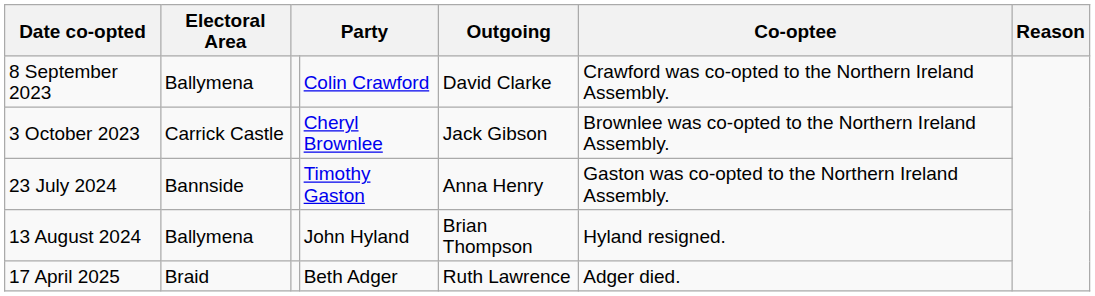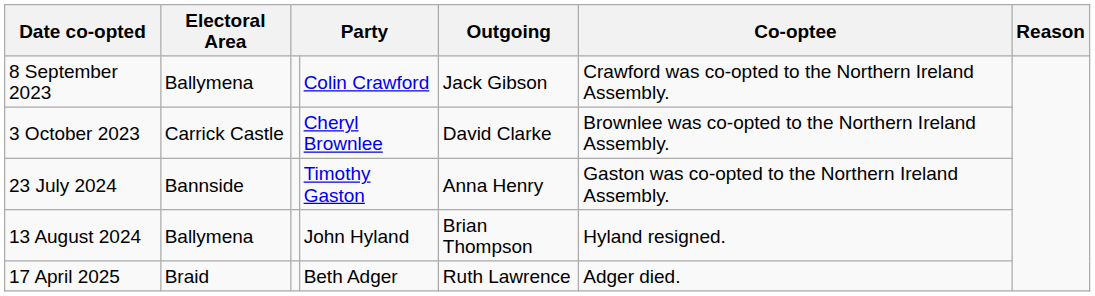(497, 82) David Clarke -> (495, 82) Jack Gibson
(495, 133) Jack Gibson -> (497, 133) David Clarke
